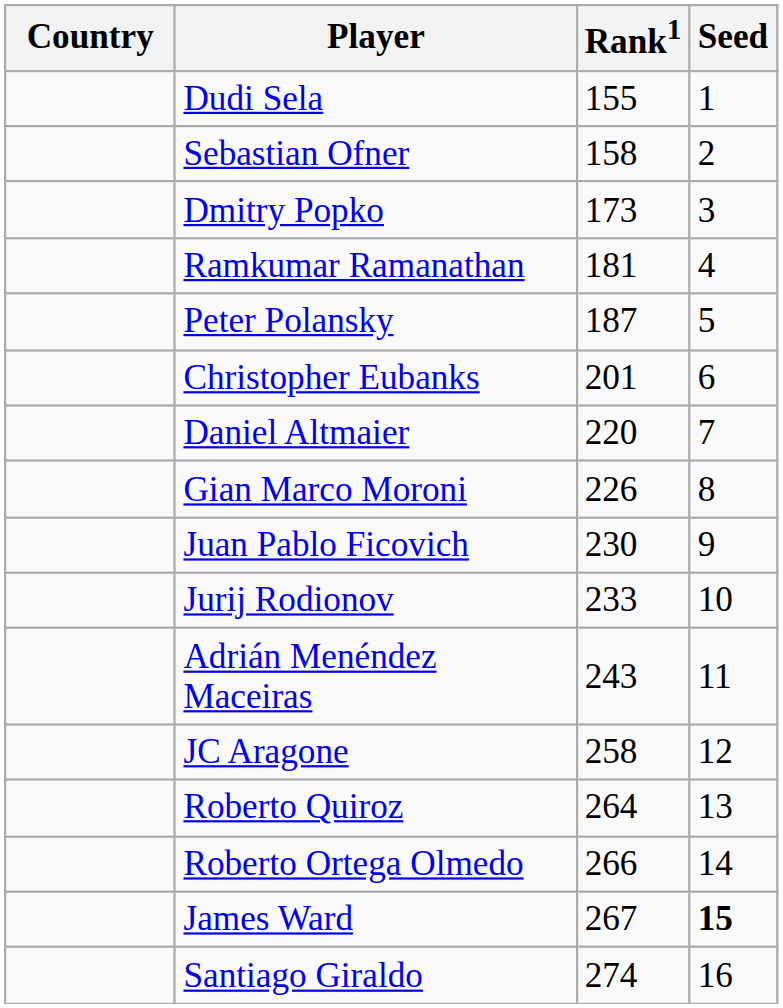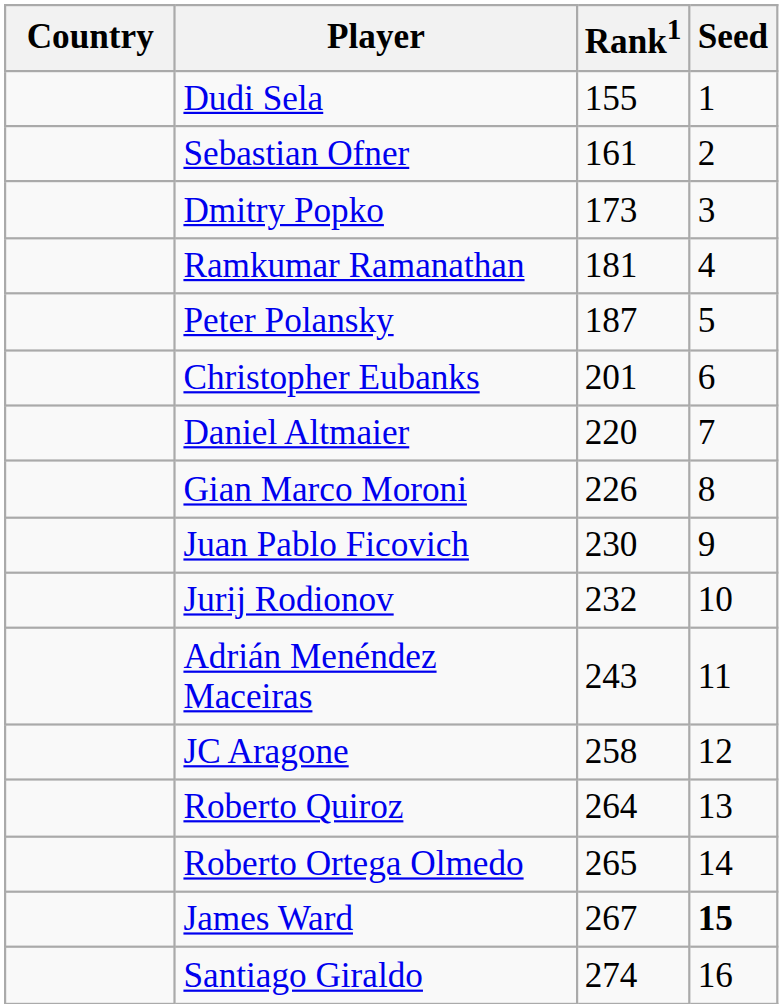(611, 153) 158 -> (611, 153) 161
(611, 600) 233 -> (611, 600) 232
(611, 863) 266 -> (611, 863) 265
